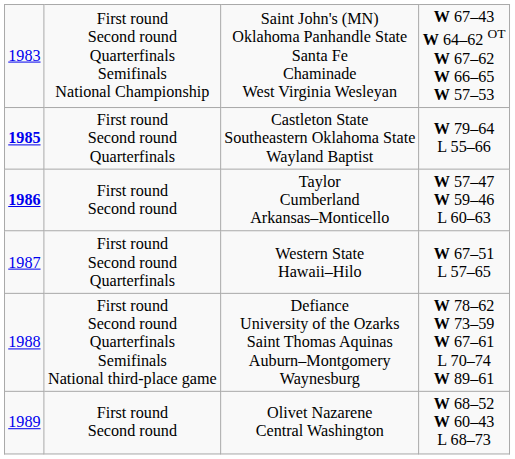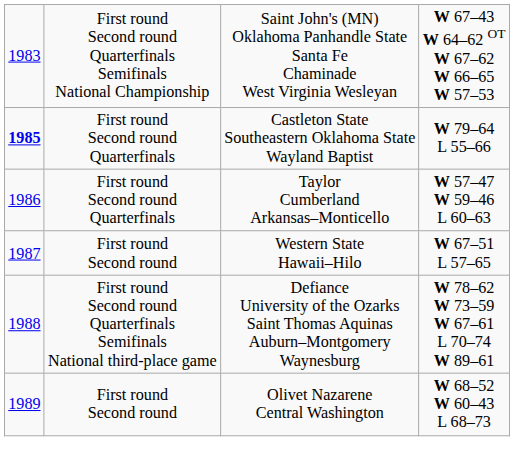(24, 200) bold -> (24, 200) normal
(132, 200) First round Second round -> (132, 200) First round Second round Quarterfinals
(132, 262) First round Second round Quarterfinals -> (132, 253) First round Second round
